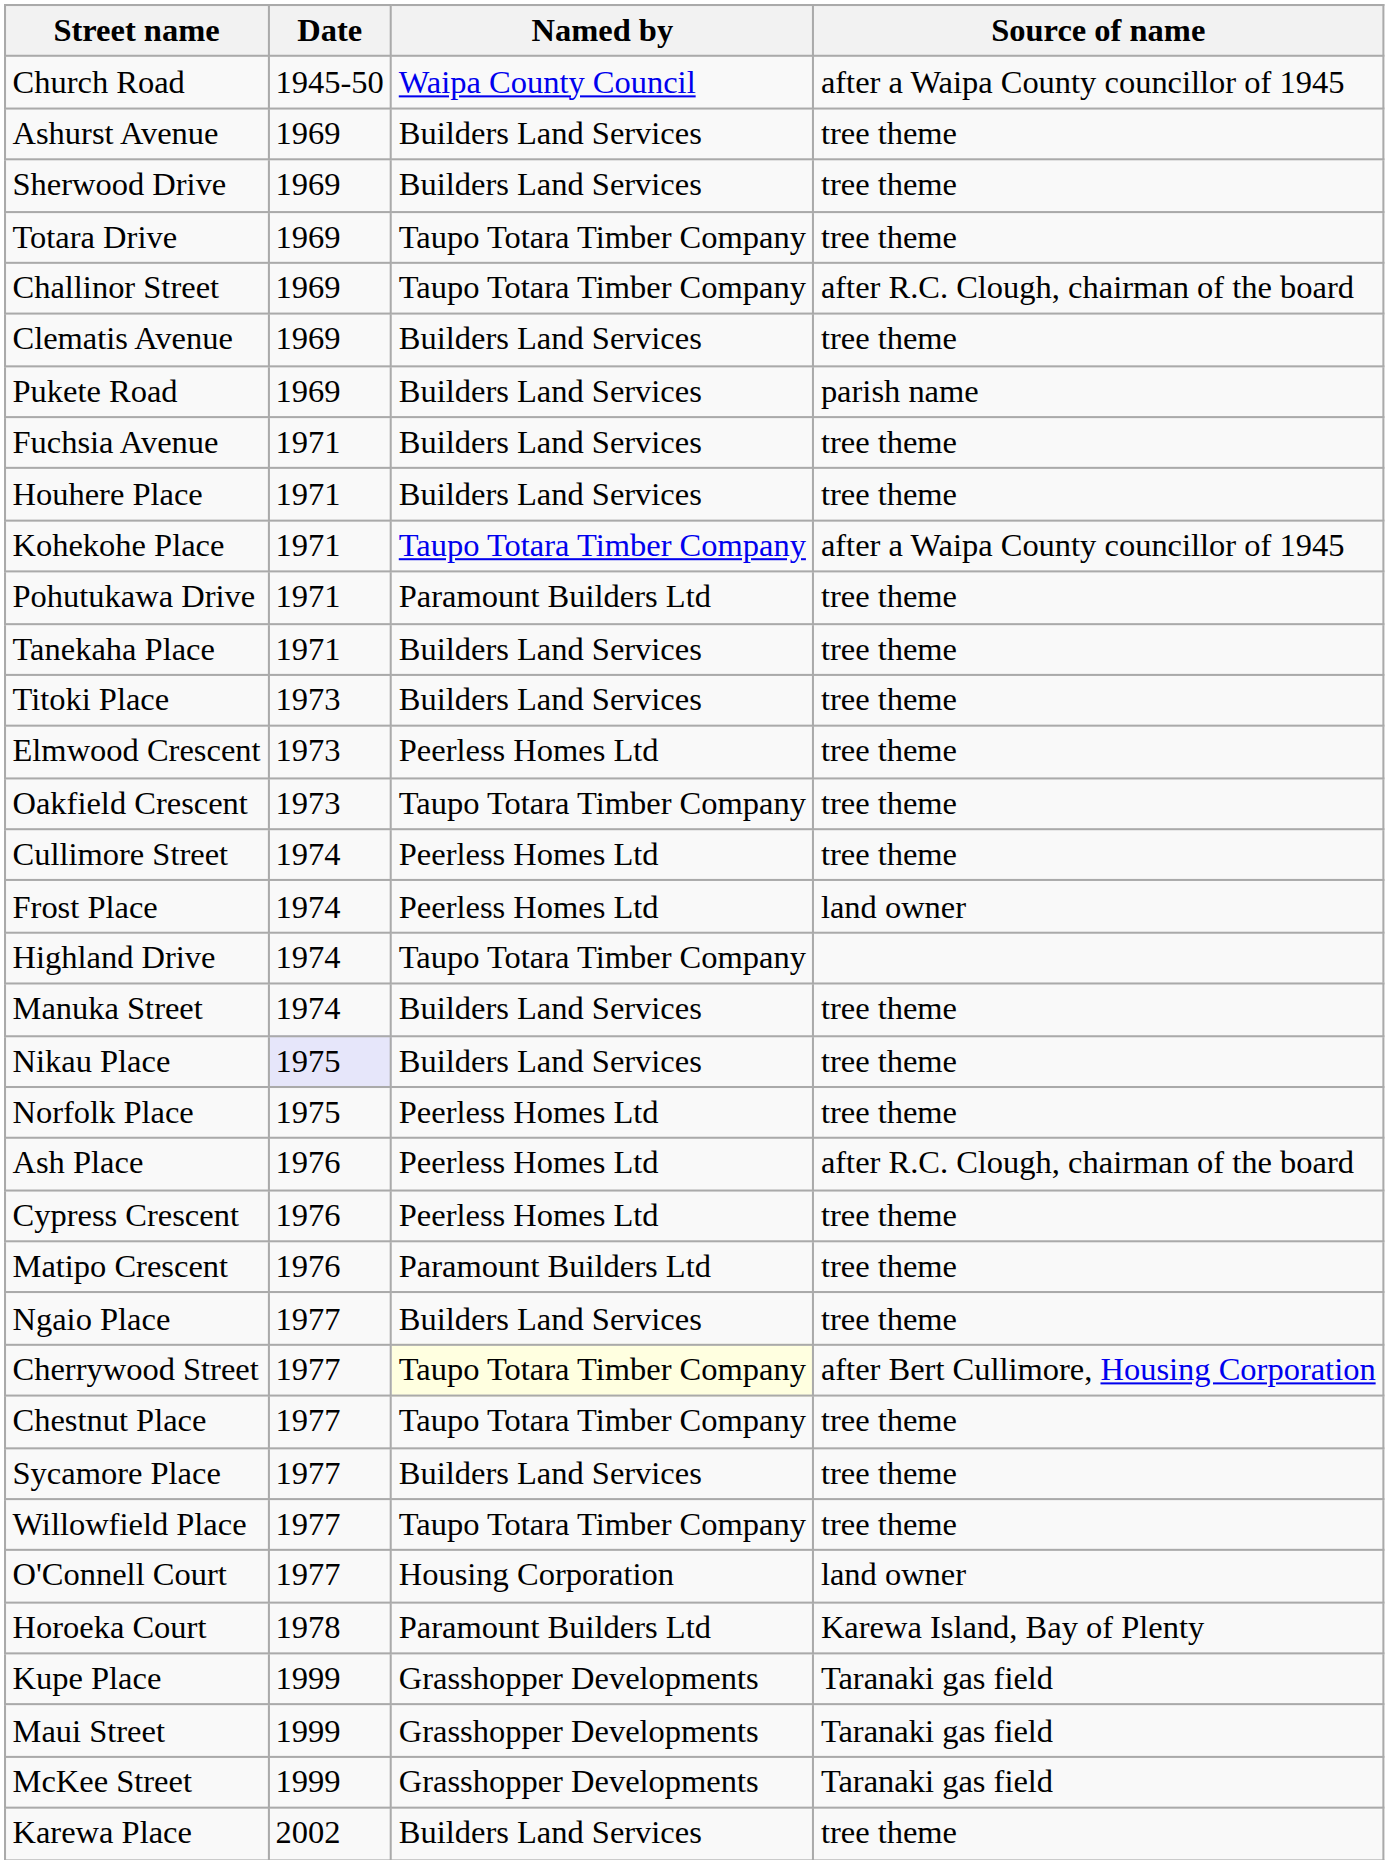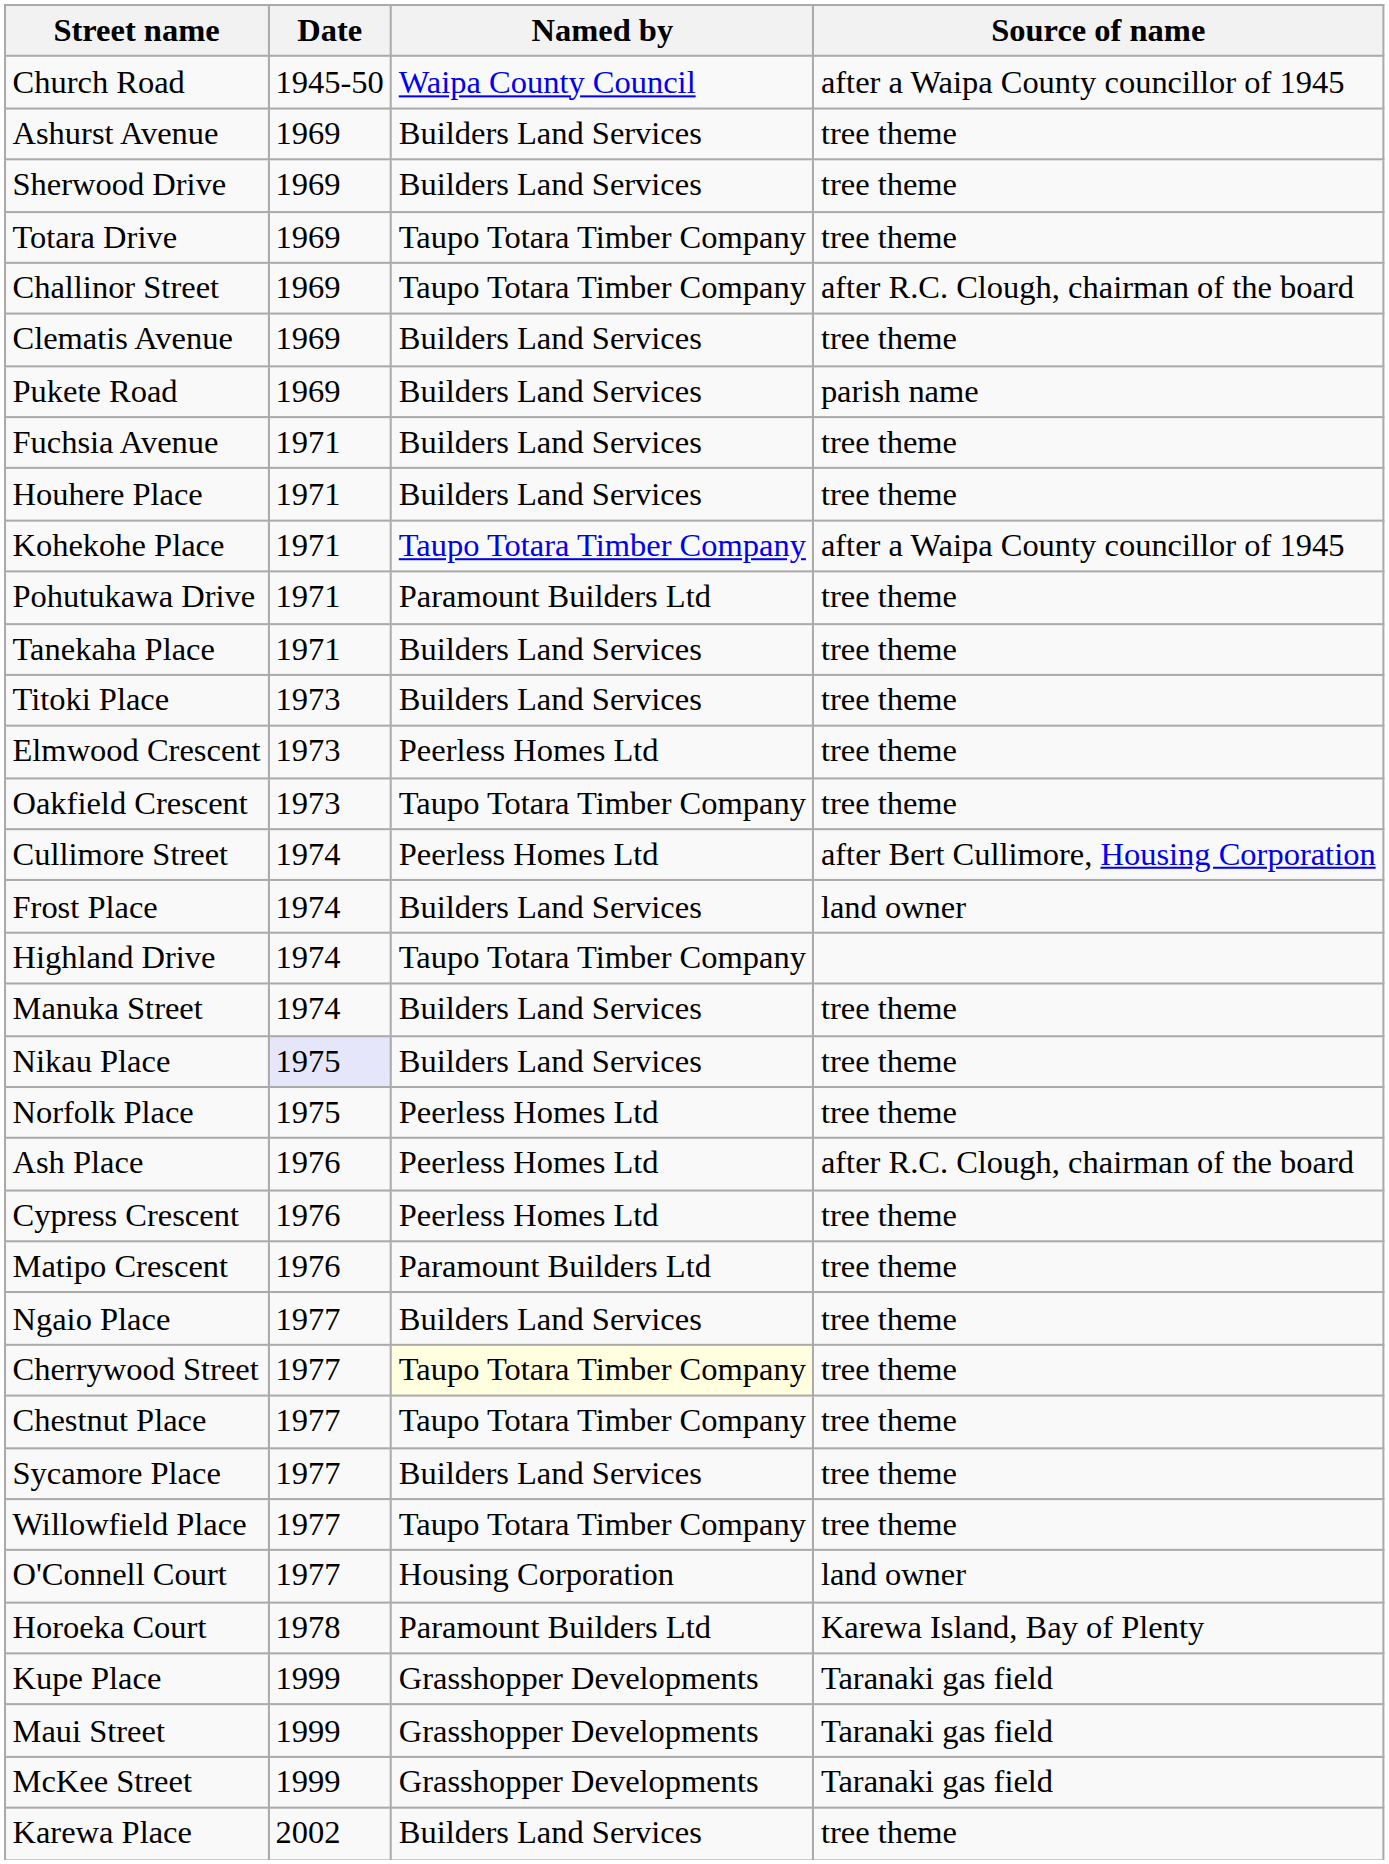(889, 854) tree theme -> (1098, 854) after Bert Cullimore, Housing Corporation
(529, 905) Peerless Homes Ltd -> (550, 905) Builders Land Services
(1098, 1369) after Bert Cullimore, Housing Corporation -> (889, 1369) tree theme
